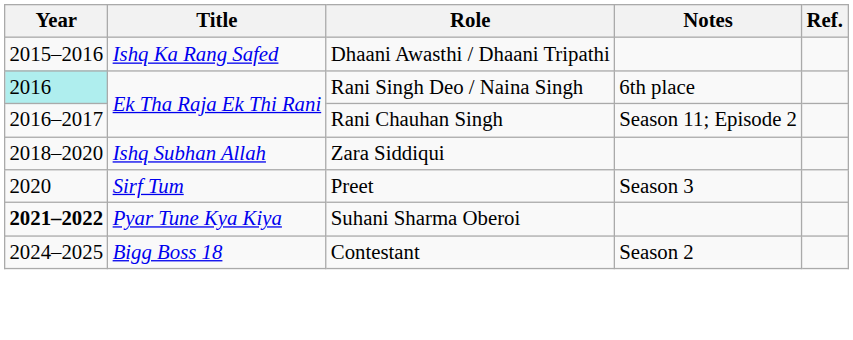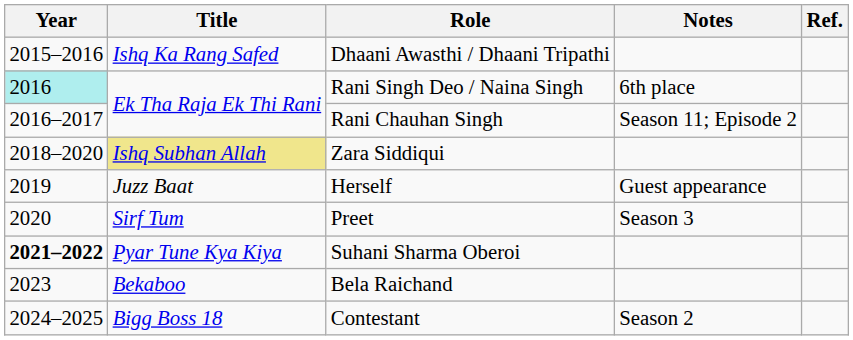(189, 152) no background -> (189, 152) khaki background
+ row: (361, 185)
+ row: (392, 284)
